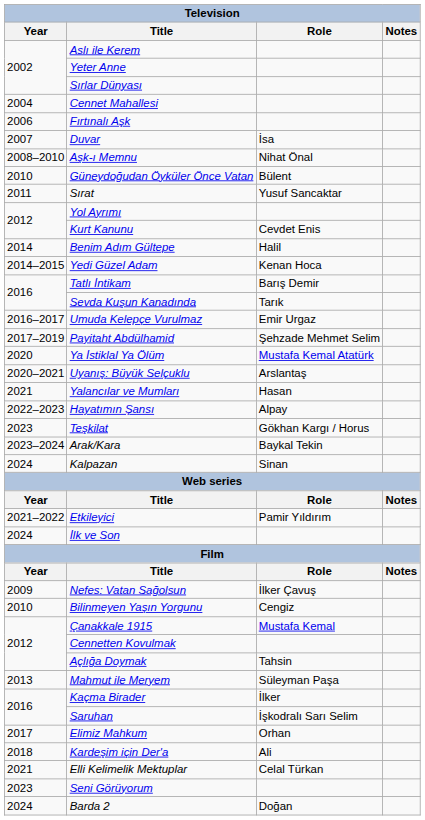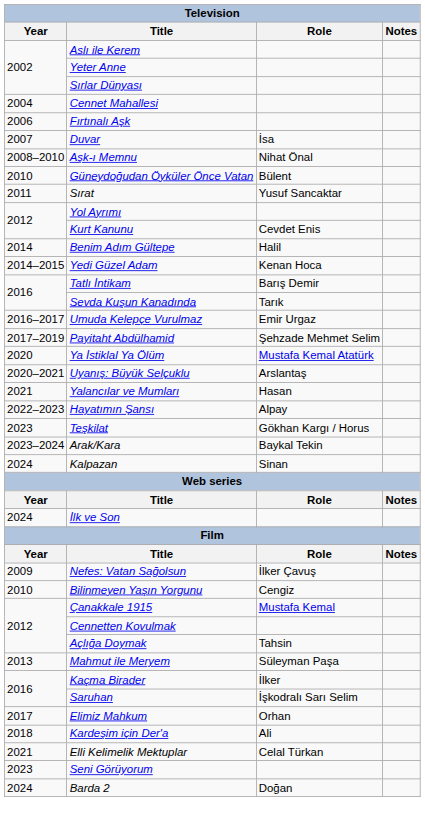- row: (92, 517)
